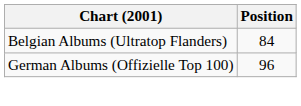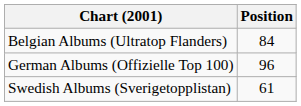+ row: (119, 88)
